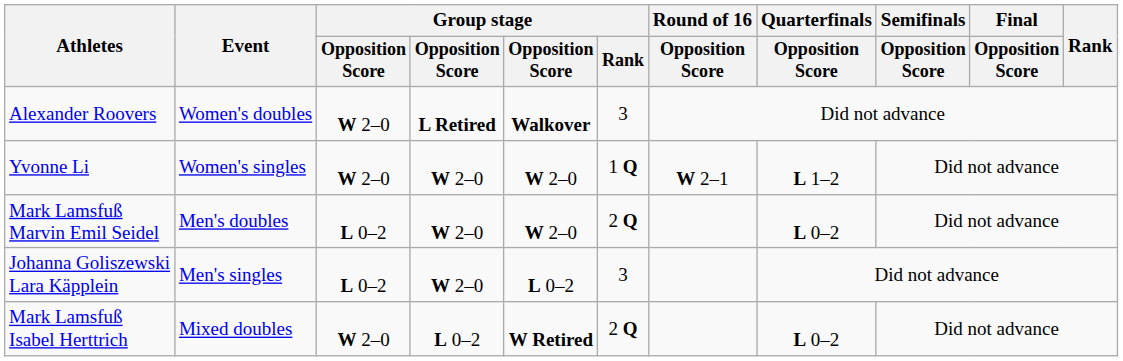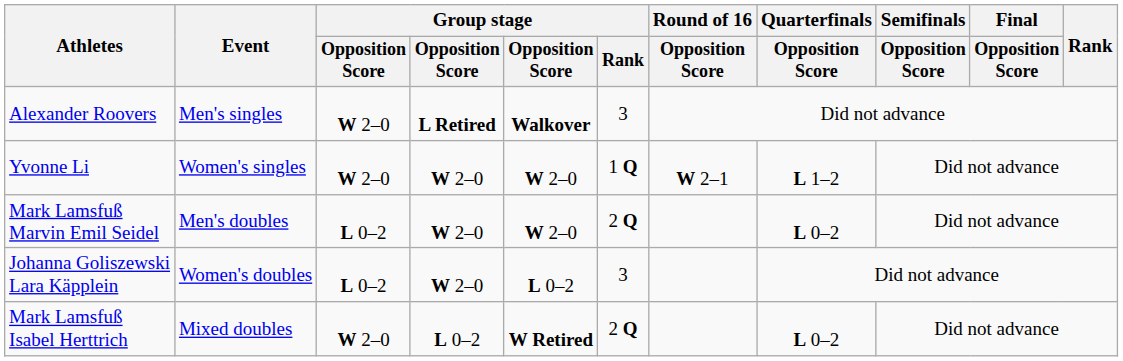(246, 113) Women's doubles -> (231, 113) Men's singles
(231, 275) Men's singles -> (246, 275) Women's doubles
